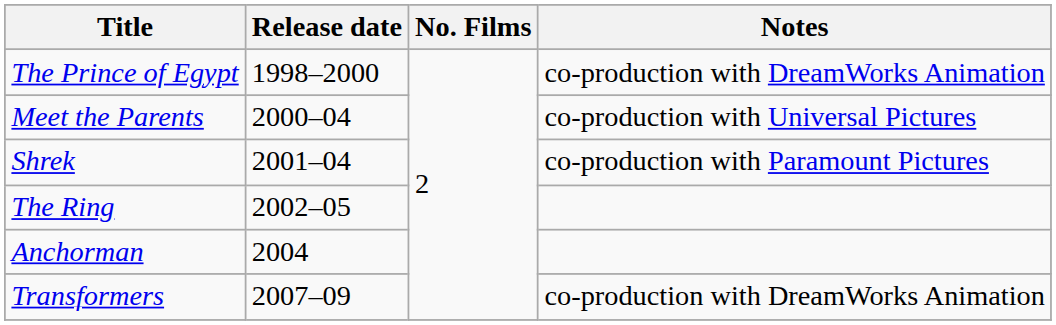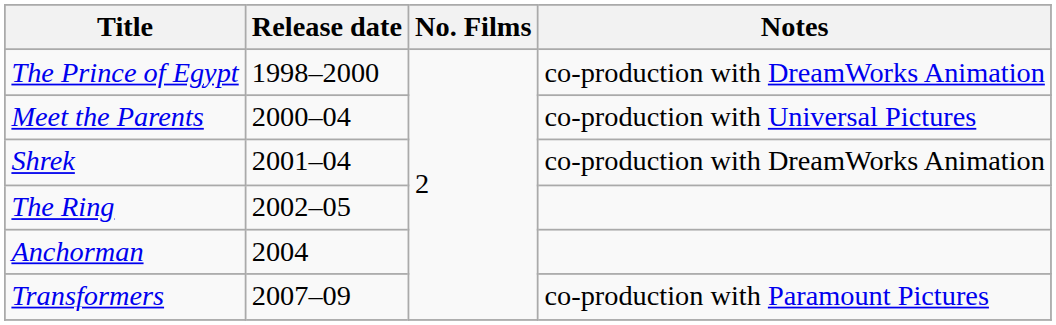(767, 161) co-production with Paramount Pictures -> (795, 161) co-production with DreamWorks Animation
(795, 296) co-production with DreamWorks Animation -> (767, 296) co-production with Paramount Pictures
